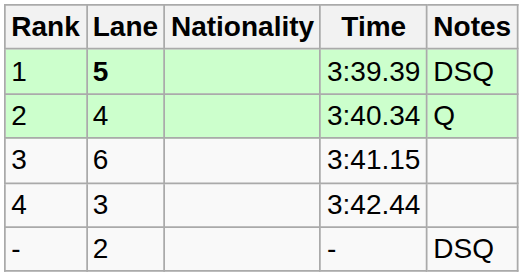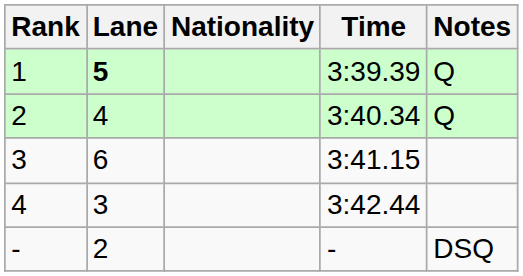(464, 71) DSQ -> (444, 71) Q
